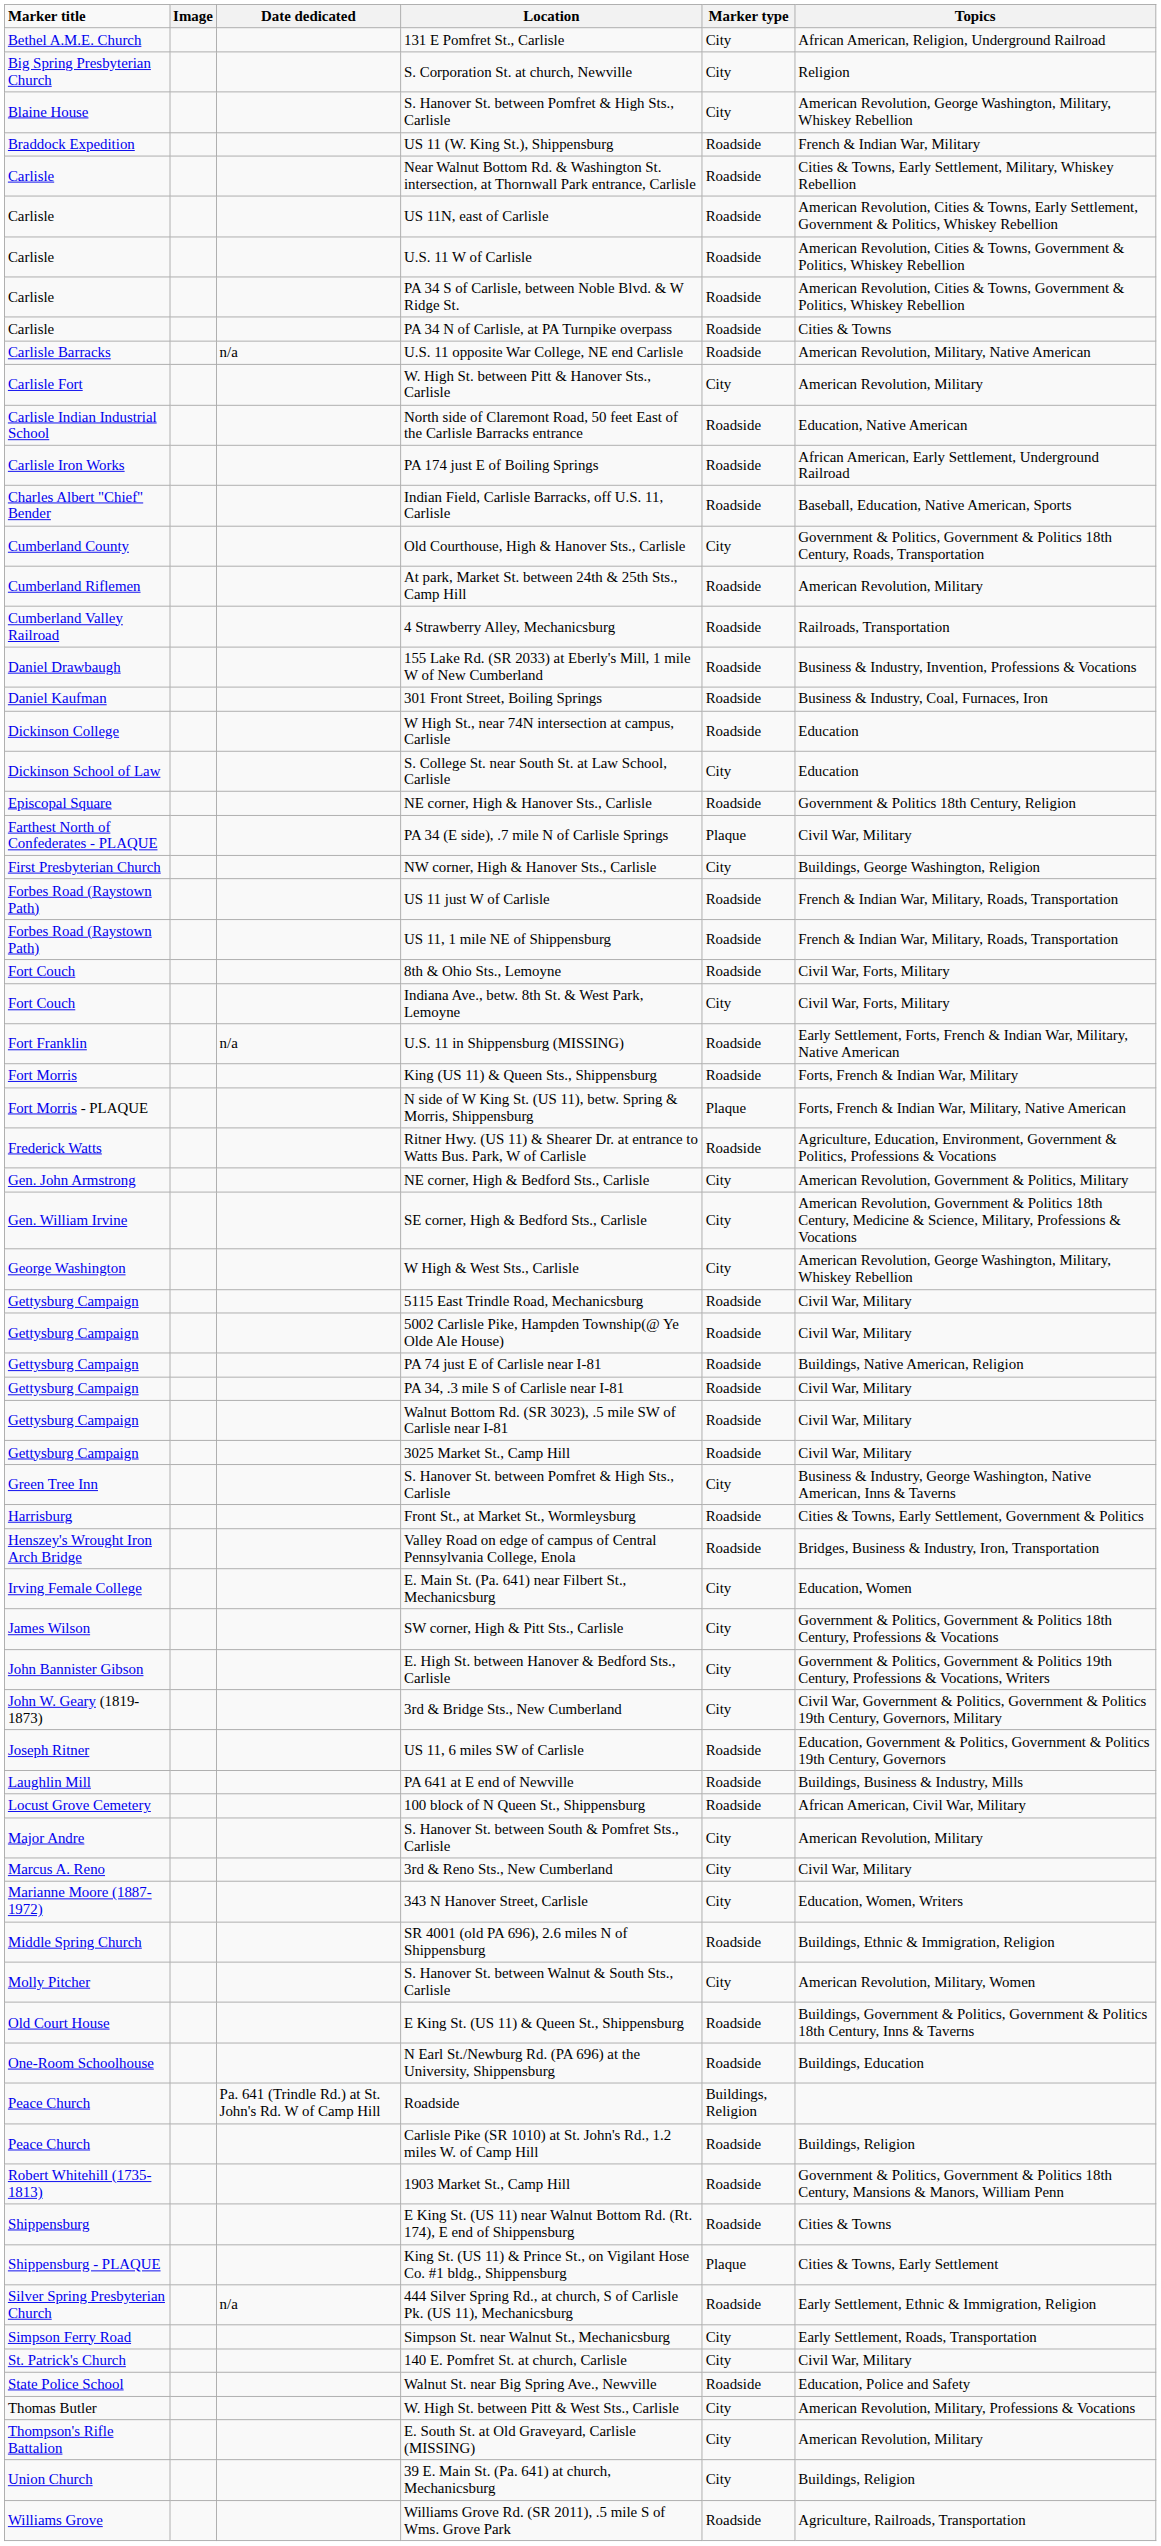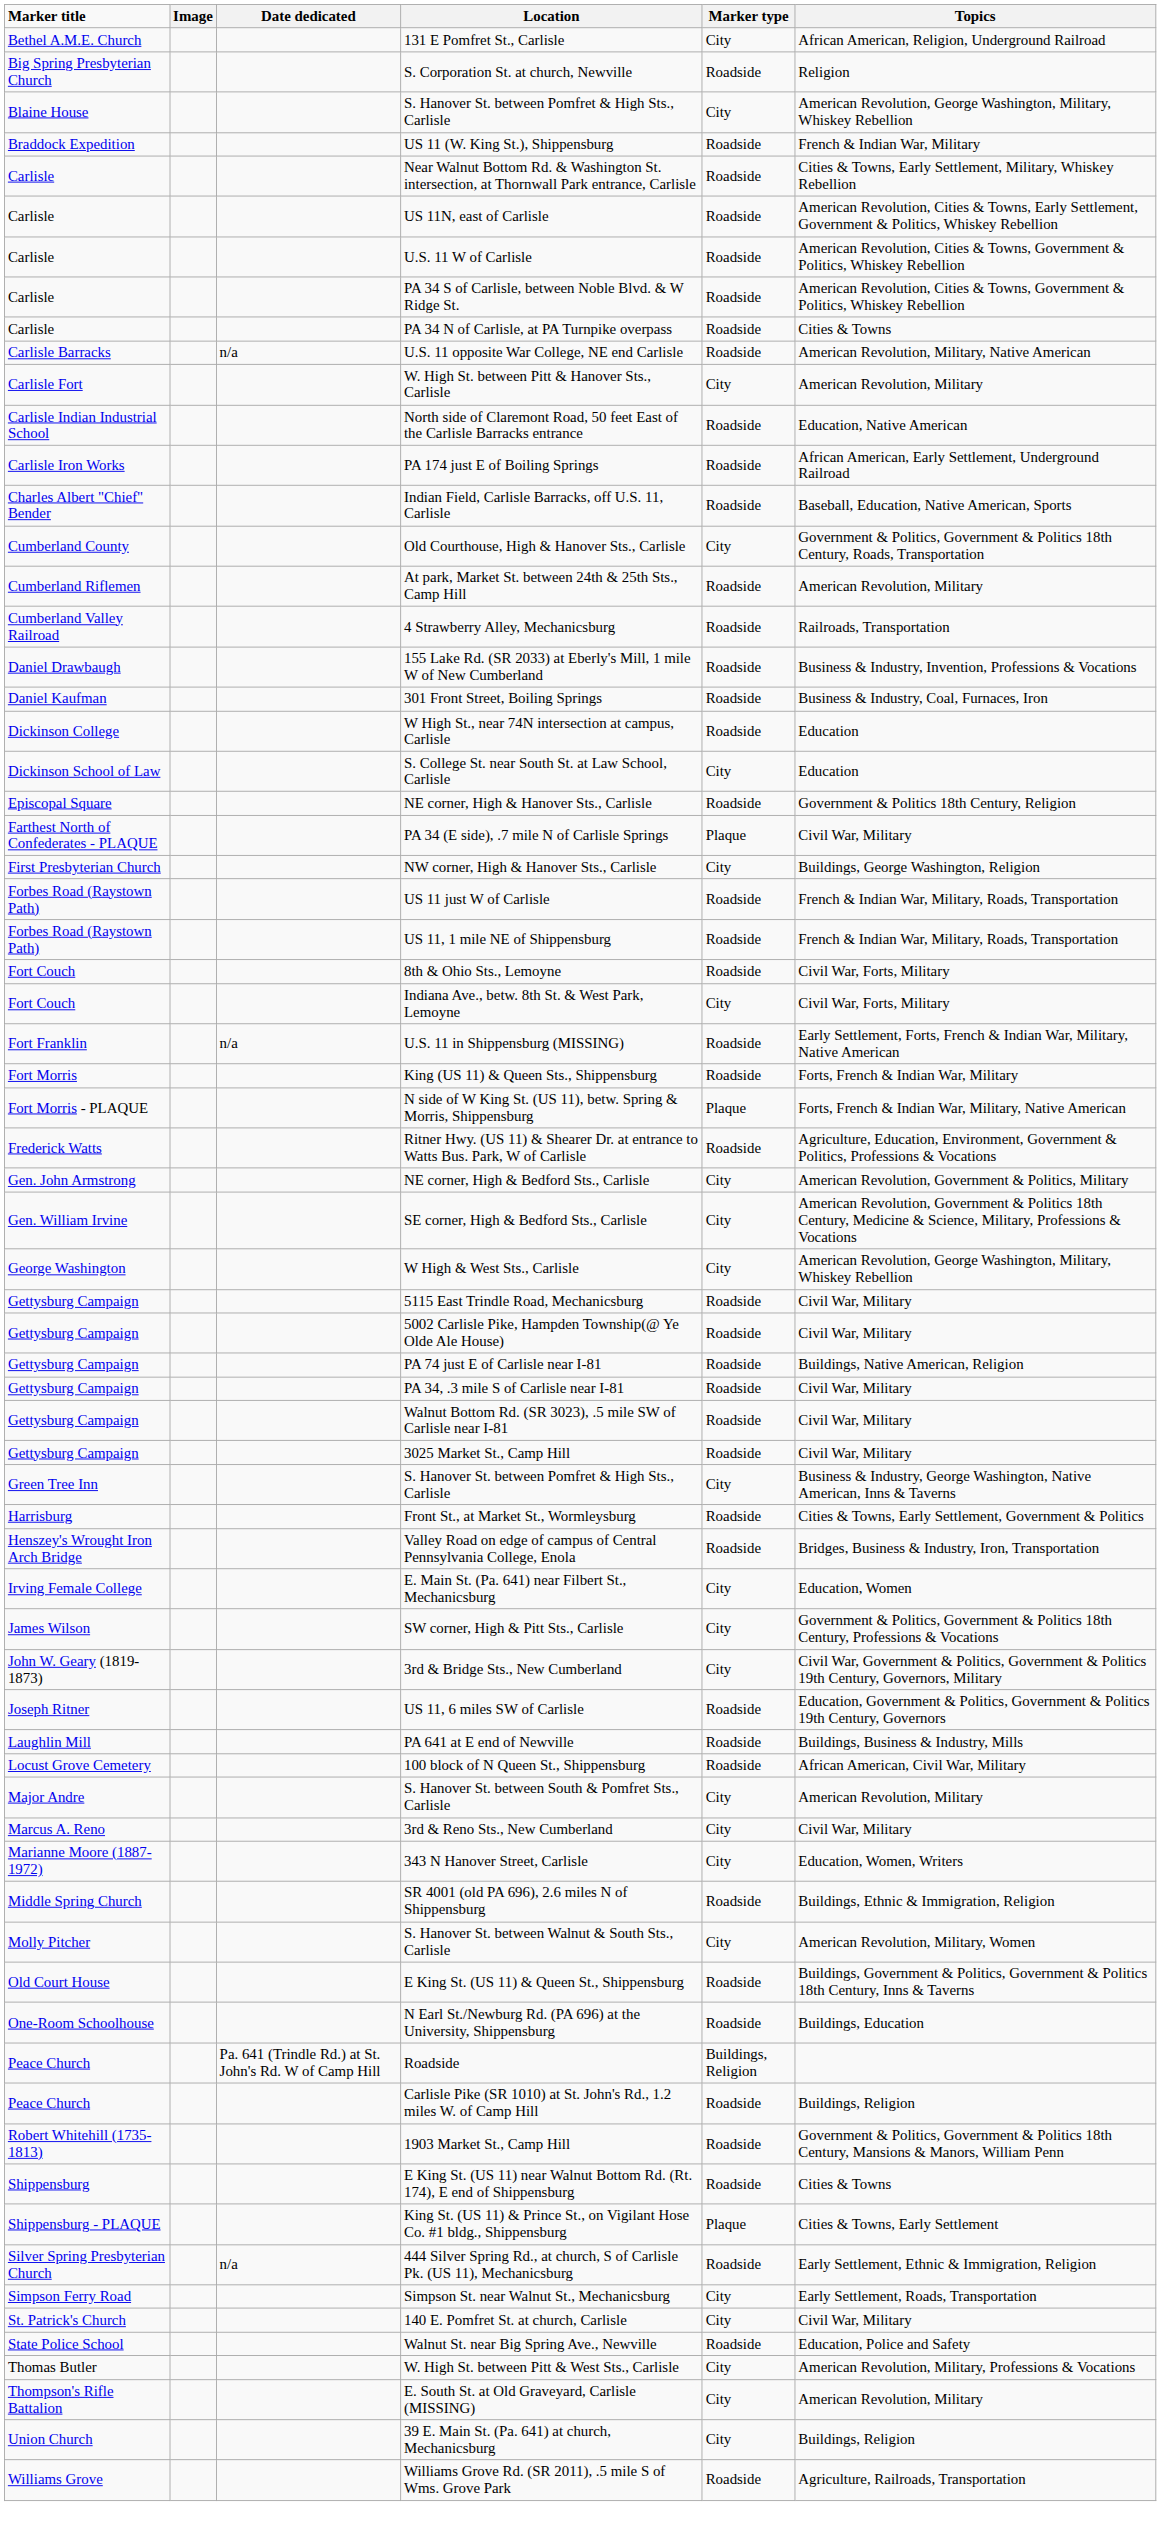(718, 71) City -> (733, 71) Roadside
- row: (76, 1669)
